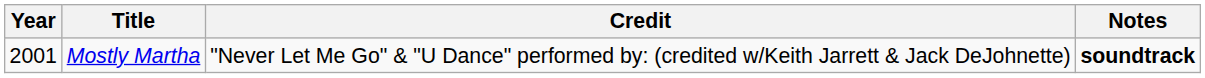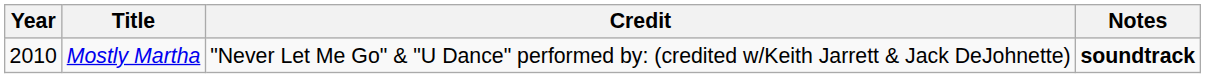(33, 55) 2001 -> (33, 55) 2010
